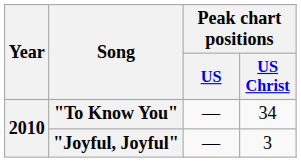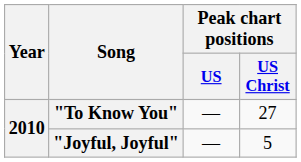(268, 113) 34 -> (268, 113) 27
(268, 142) 3 -> (268, 142) 5
